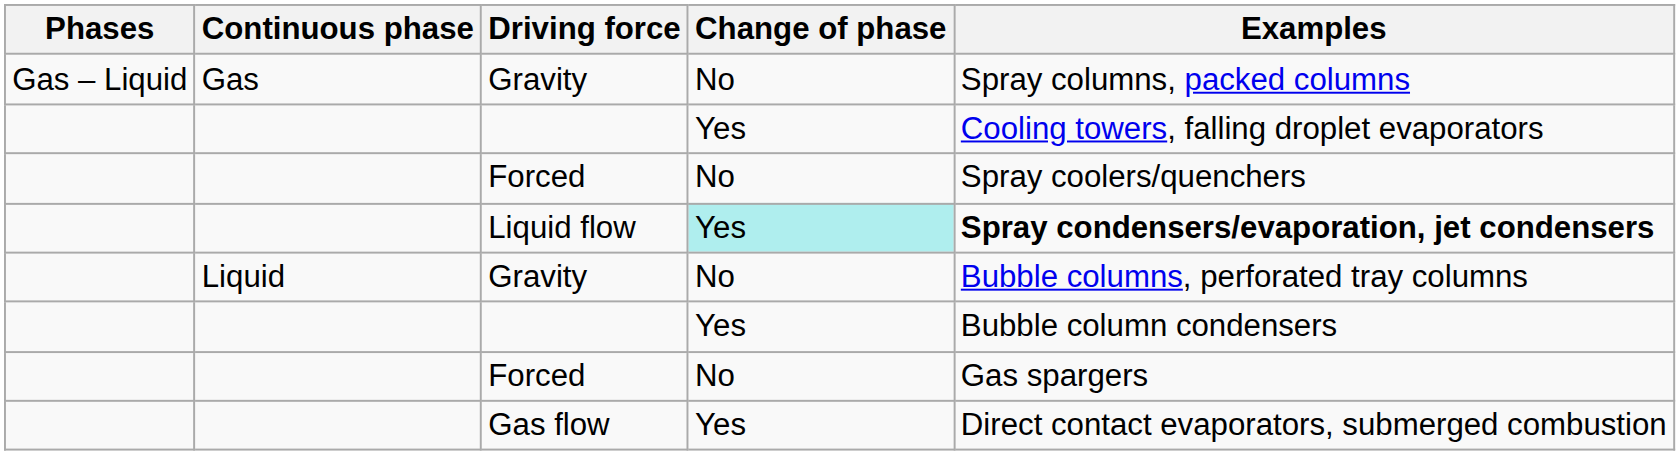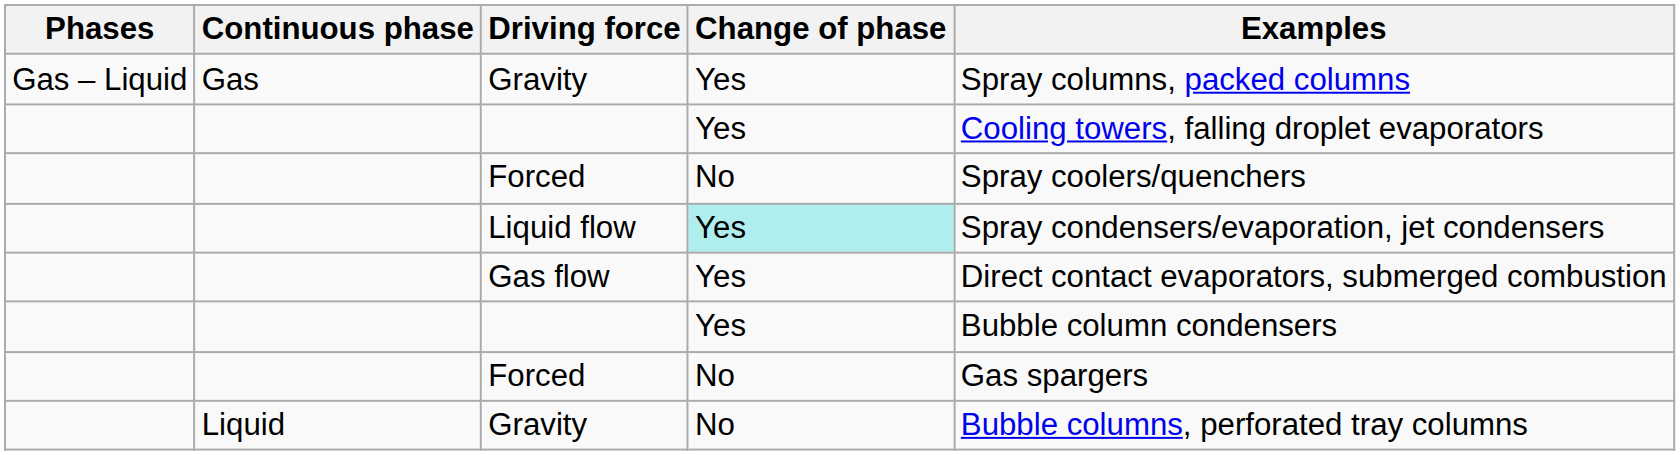(715, 78) No -> (721, 78) Yes
(1308, 227) bold -> (1283, 227) normal
rows swapped: (243, 276) <-> (338, 426)
